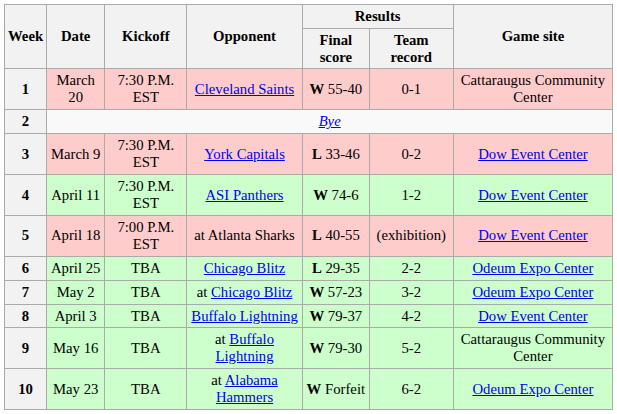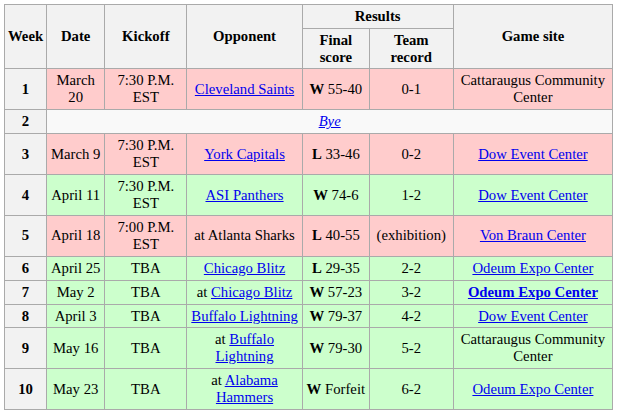(533, 235) Dow Event Center -> (533, 235) Von Braun Center
(533, 292) normal -> (533, 292) bold
